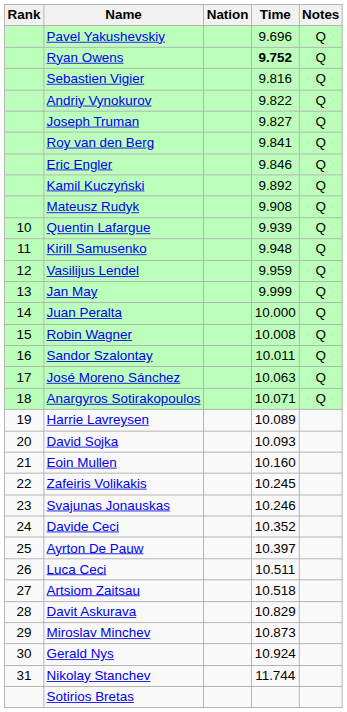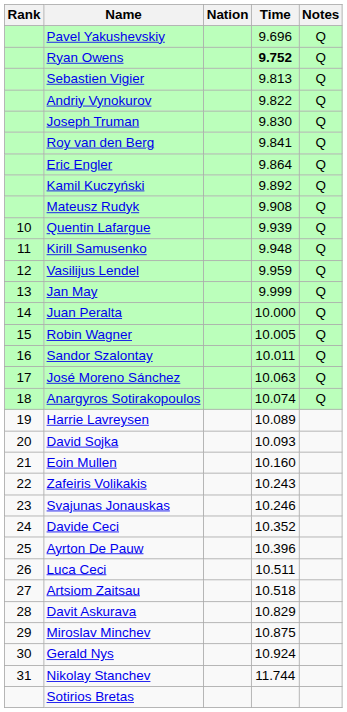(275, 79) 9.816 -> (275, 79) 9.813
(275, 121) 9.827 -> (275, 121) 9.830
(275, 164) 9.846 -> (275, 164) 9.864
(275, 334) 10.008 -> (275, 334) 10.005
(275, 398) 10.071 -> (275, 398) 10.074
(275, 484) 10.245 -> (275, 484) 10.243
(275, 548) 10.397 -> (275, 548) 10.396
(275, 633) 10.873 -> (275, 633) 10.875
